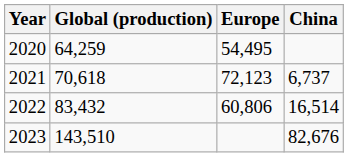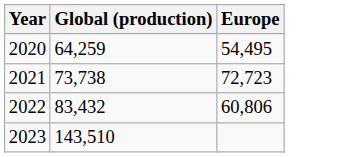- column: (314, 19)
(80, 78) 70,618 -> (80, 78) 73,738
(247, 78) 72,123 -> (247, 78) 72,723
